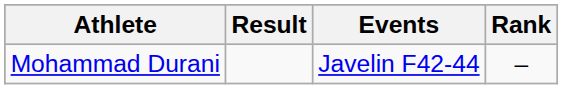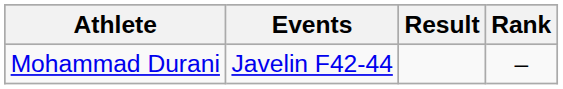columns swapped: (399, 25) <-> (269, 25)
